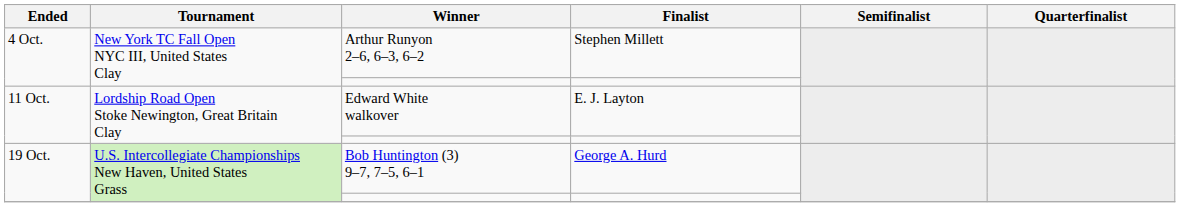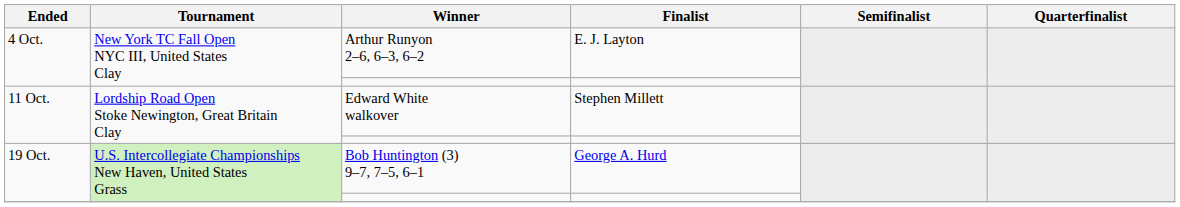(619, 39) Stephen Millett -> (609, 39) E. J. Layton
(609, 97) E. J. Layton -> (619, 97) Stephen Millett
